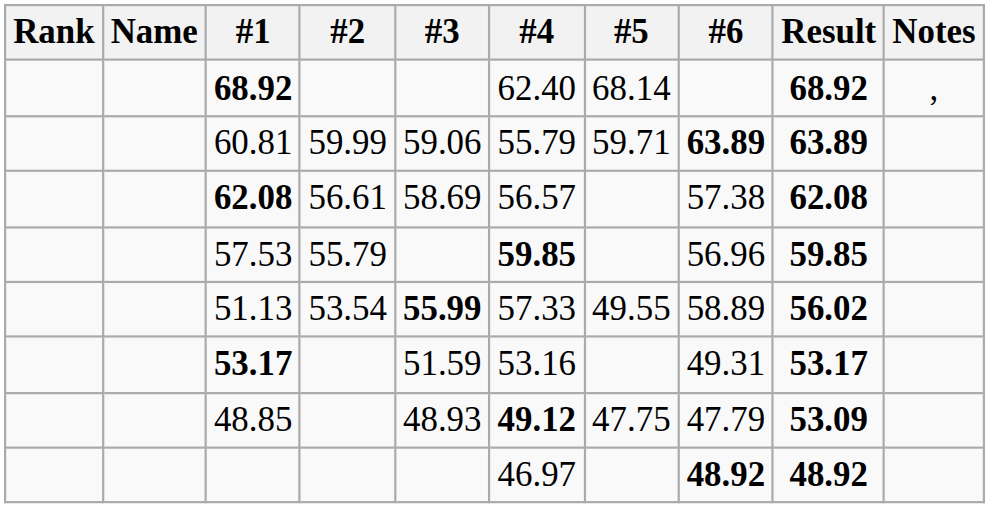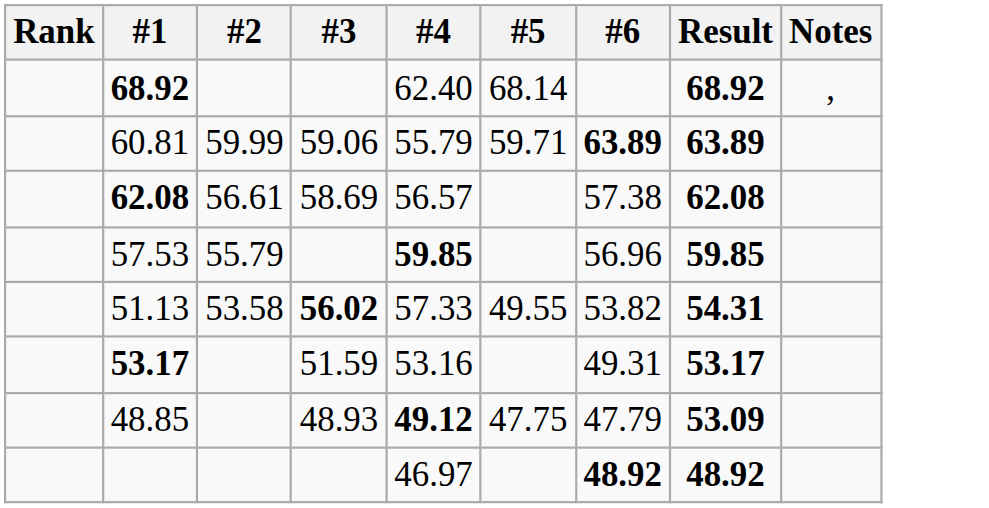- column: (154, 32)
(348, 308) 53.54 -> (244, 308) 53.58
(442, 308) 55.99 -> (339, 308) 56.02
(726, 308) 58.89 -> (623, 308) 53.82
(829, 308) 56.02 -> (725, 308) 54.31
